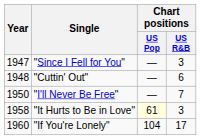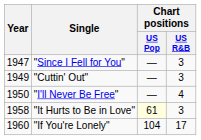(18, 78) 1948 -> (18, 78) 1949
(181, 78) 6 -> (181, 78) 3
(181, 94) 7 -> (181, 94) 4
